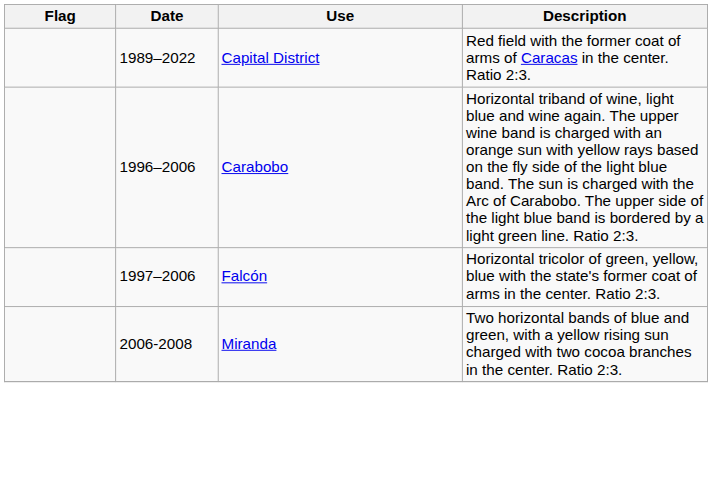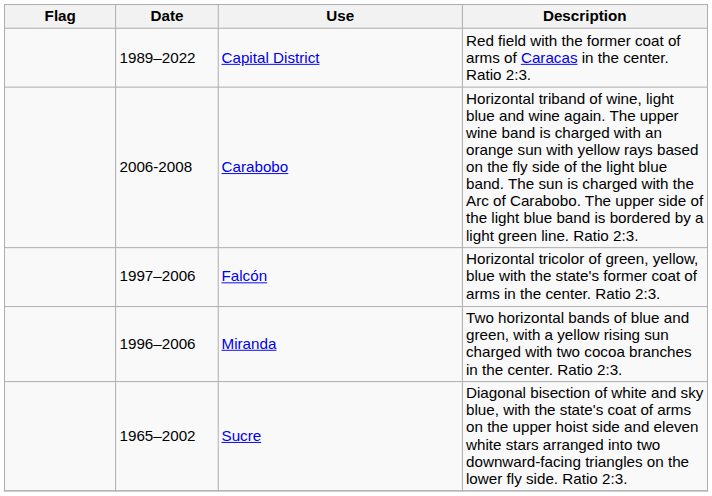(158, 167) 1996–2006 -> (156, 167) 2006-2008
(156, 343) 2006-2008 -> (158, 343) 1996–2006
+ row: (241, 436)
